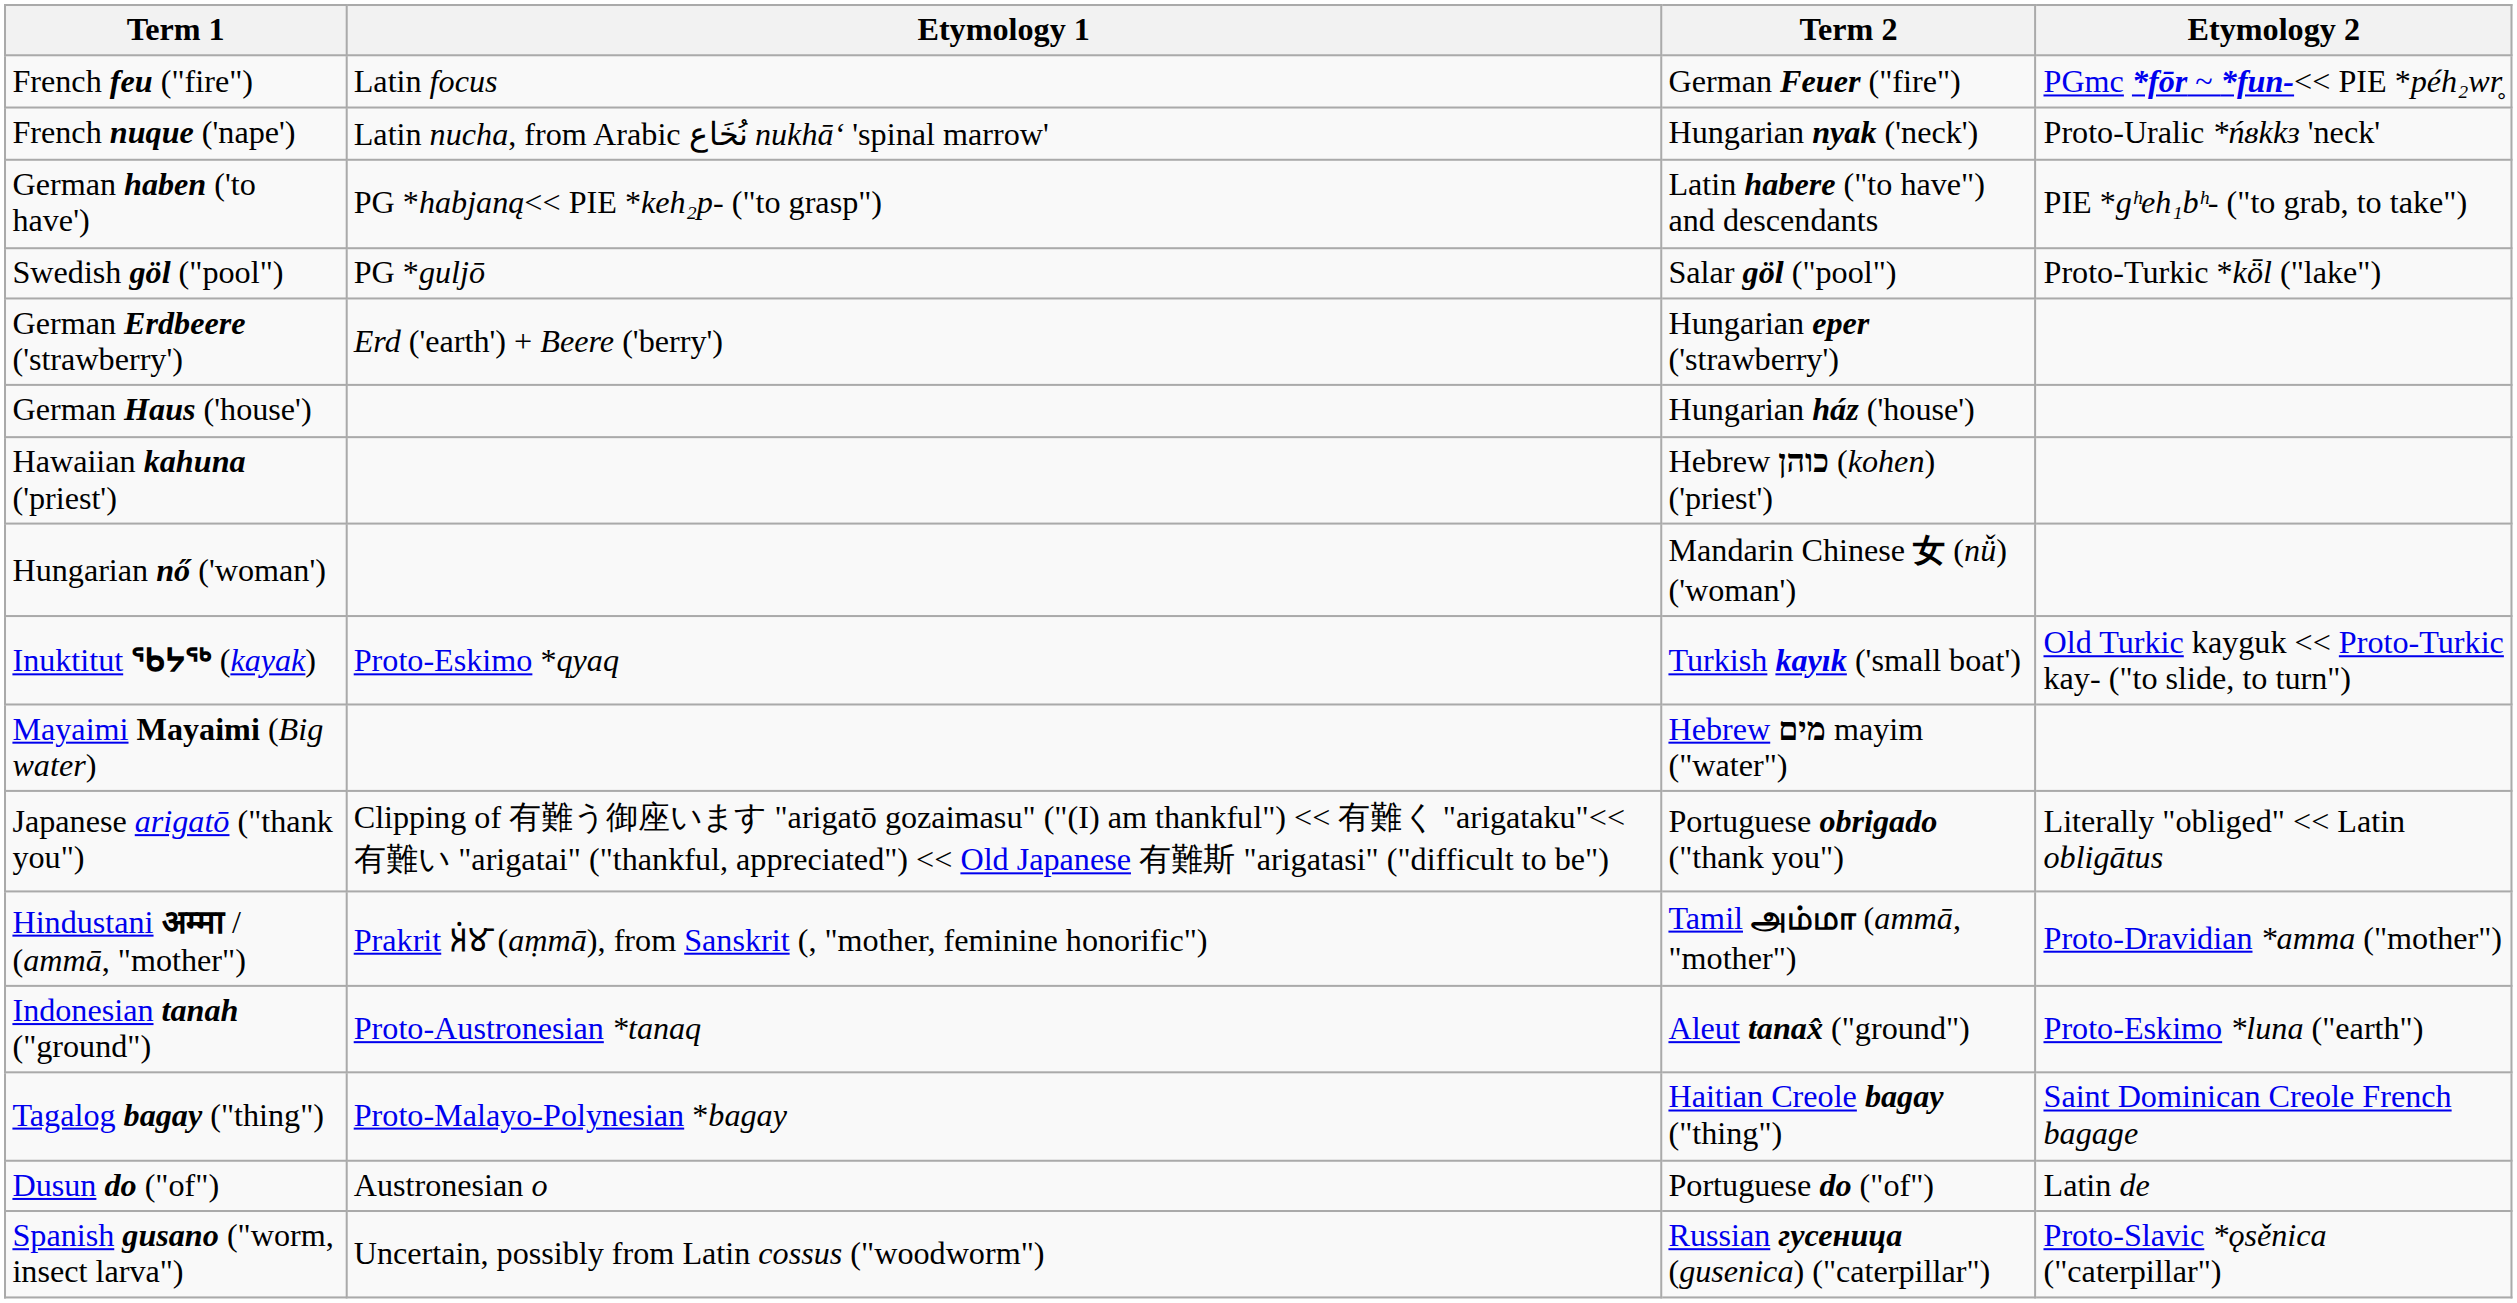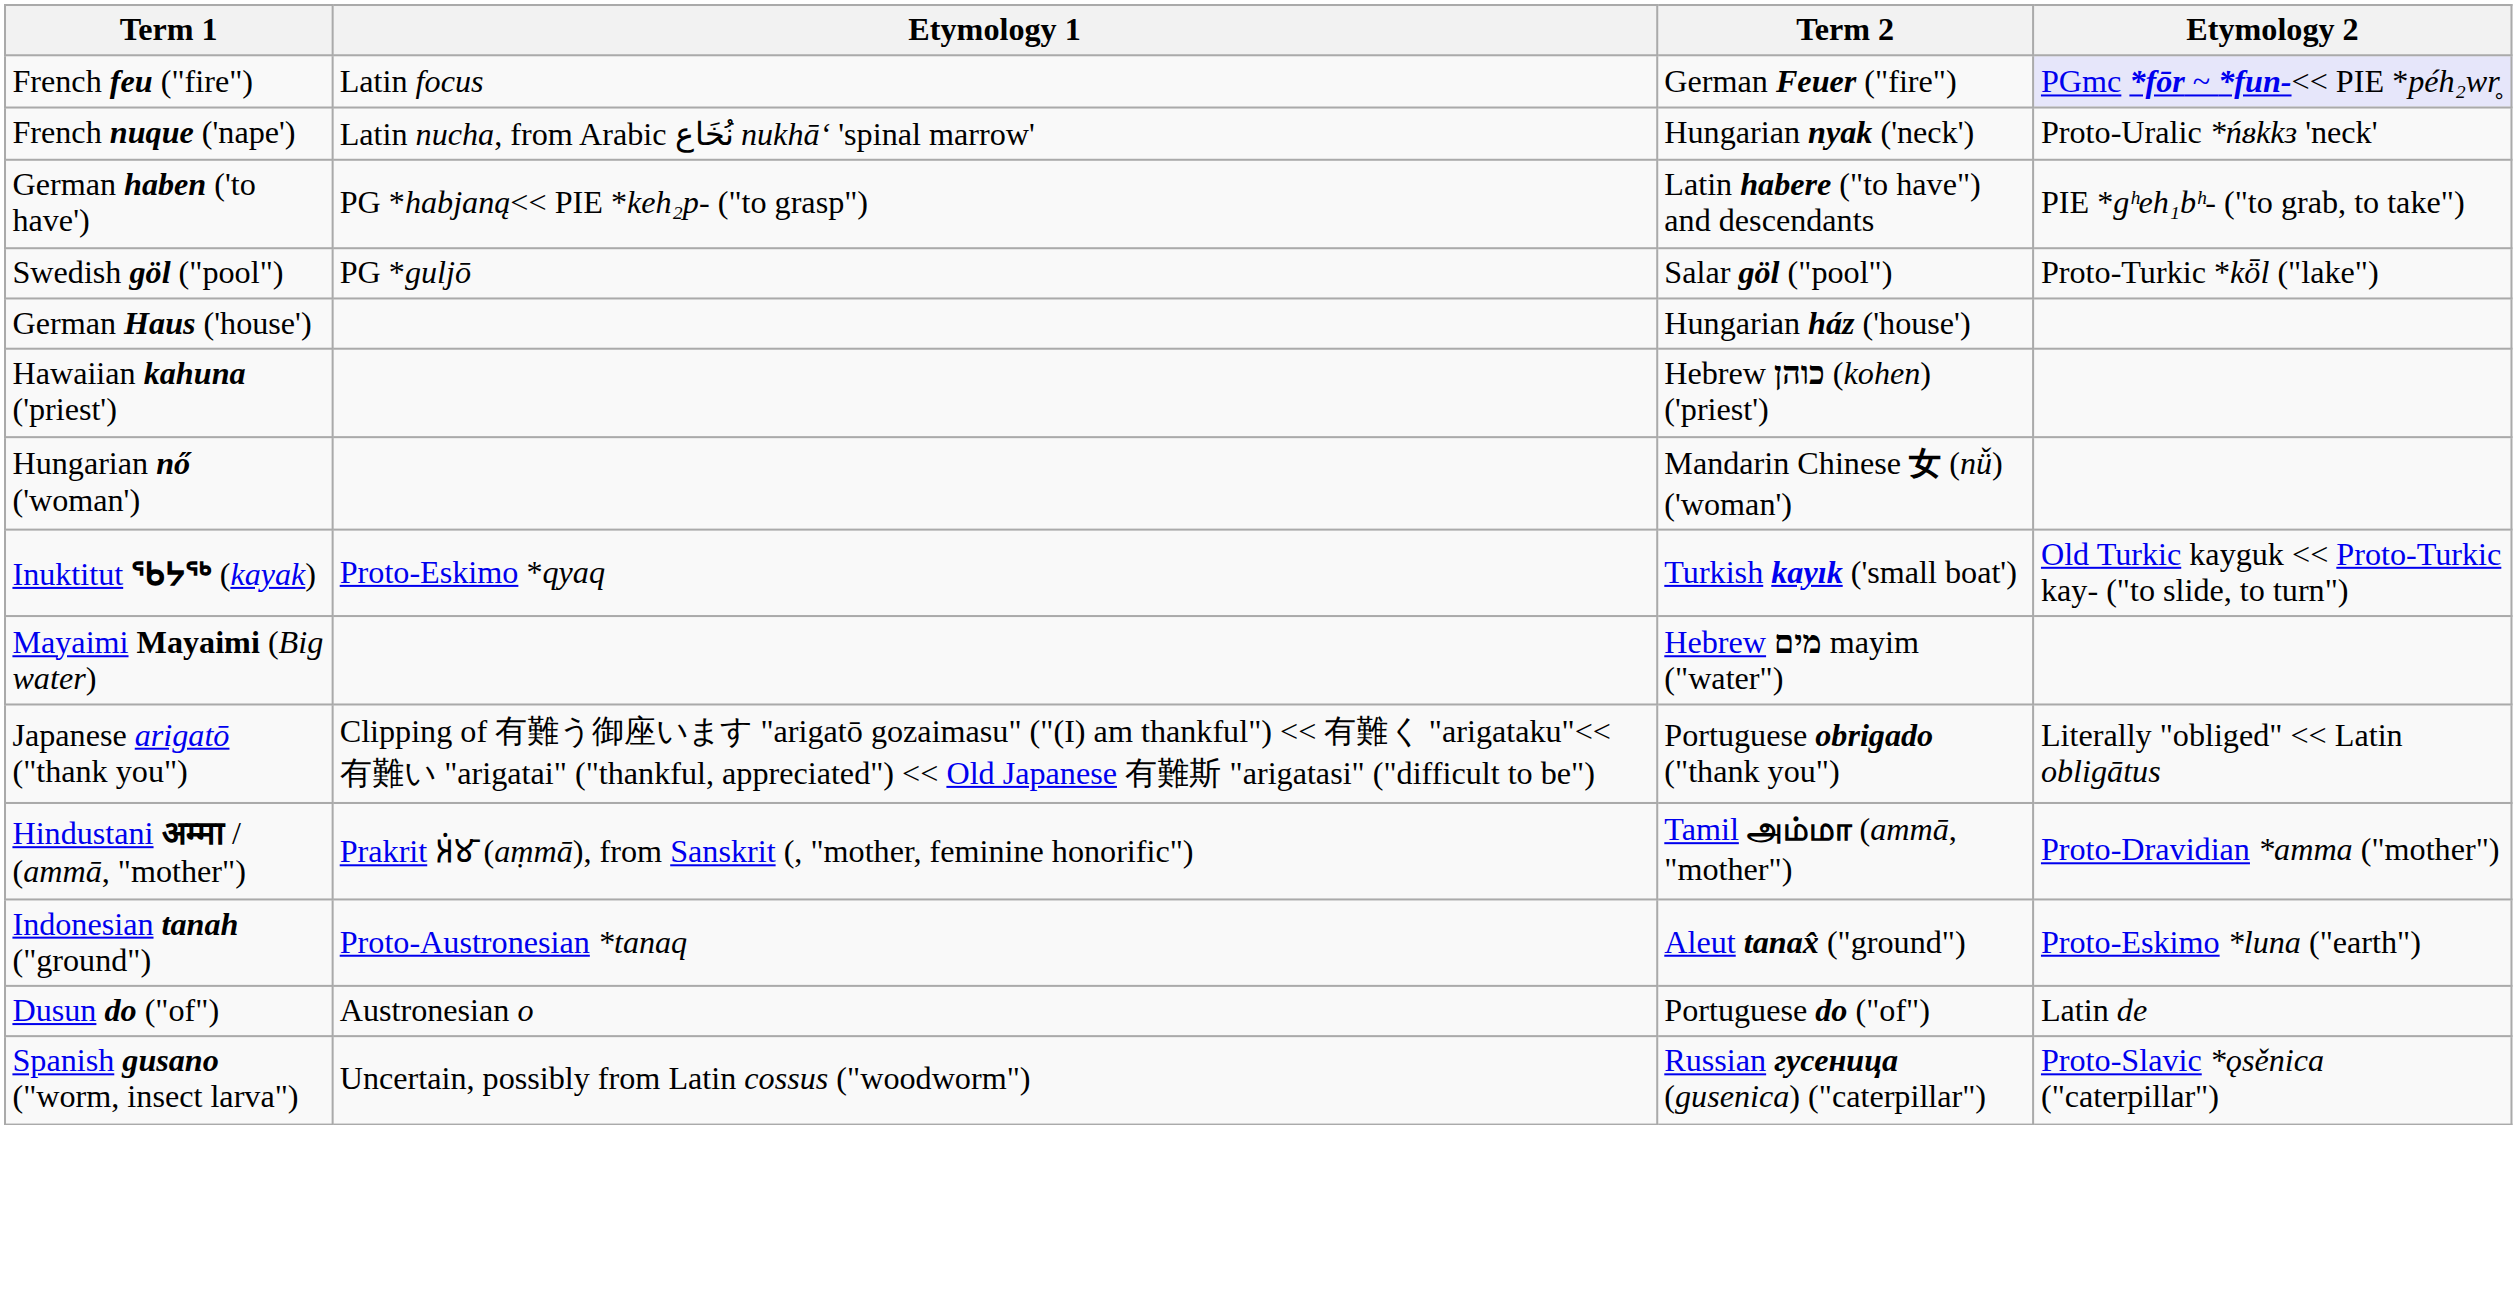(2273, 81) no background -> (2270, 81) lavender background
- row: (129, 341)
- row: (168, 1115)
